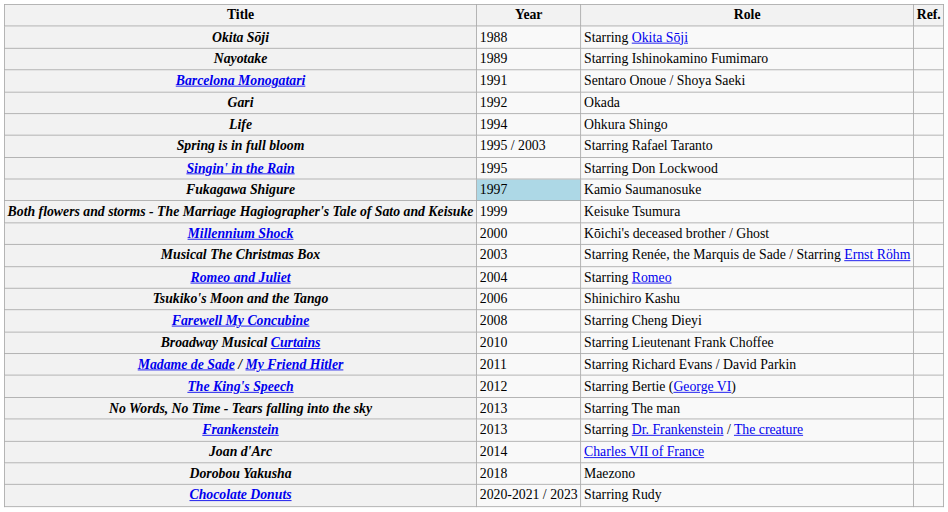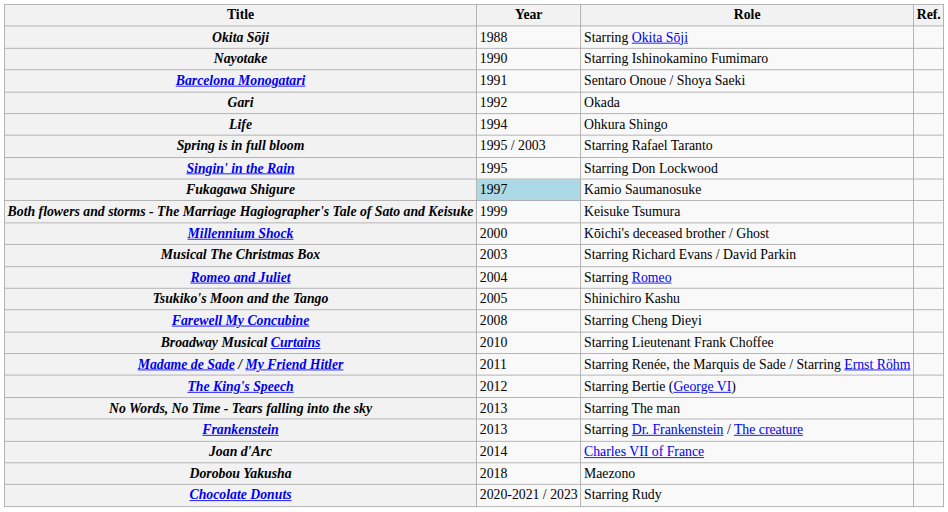(494, 59) 1989 -> (494, 59) 1990
(747, 255) Starring Renée, the Marquis de Sade / Starring Ernst Röhm -> (690, 255) Starring Richard Evans / David Parkin
(494, 299) 2006 -> (494, 299) 2005
(690, 364) Starring Richard Evans / David Parkin -> (747, 364) Starring Renée, the Marquis de Sade / Starring Ernst Röhm
